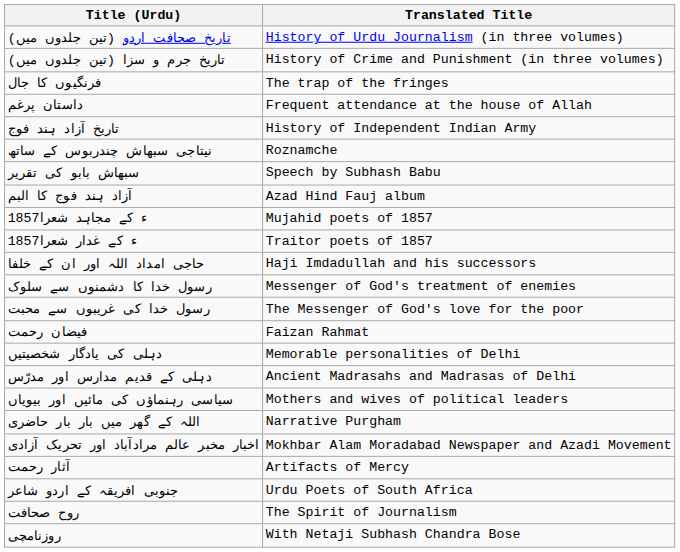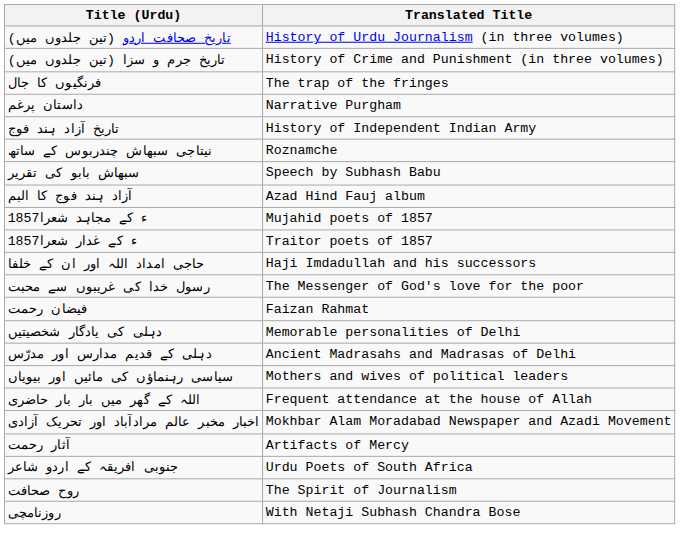(429, 105) Frequent attendance at the house of Allah -> (333, 105) Narrative Purgham
- row: (110, 287)
(333, 422) Narrative Purgham -> (429, 400) Frequent attendance at the house of Allah
